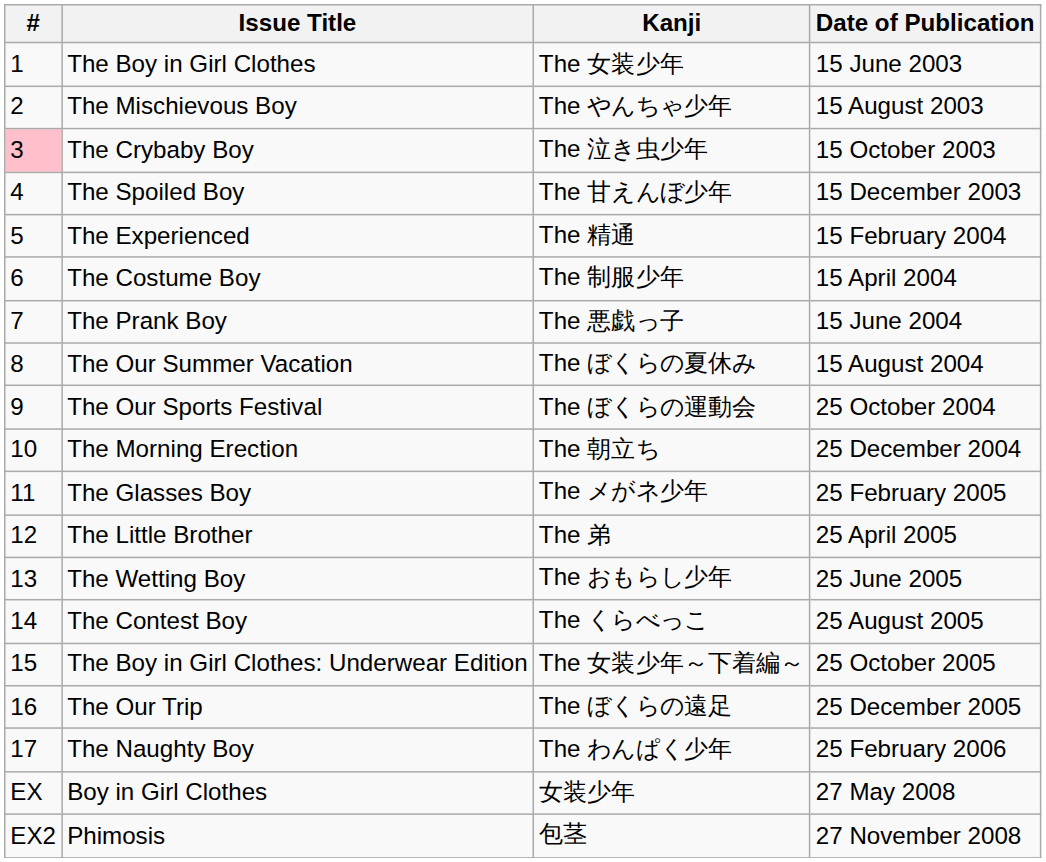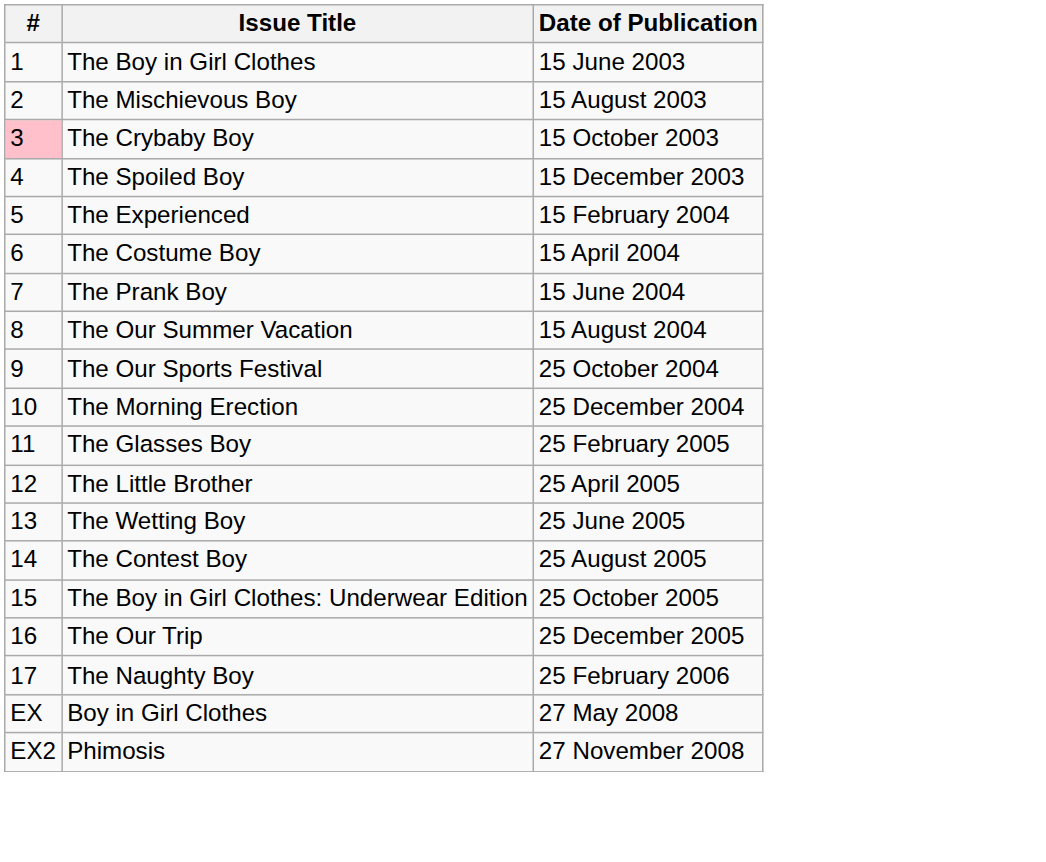- column: (672, 23)
